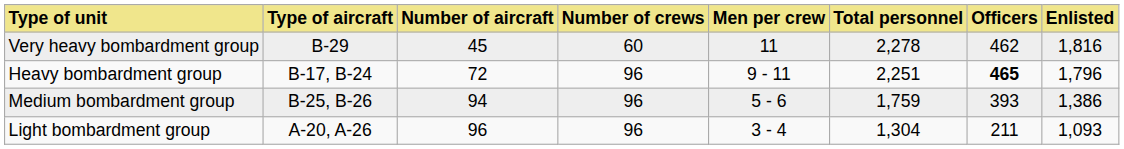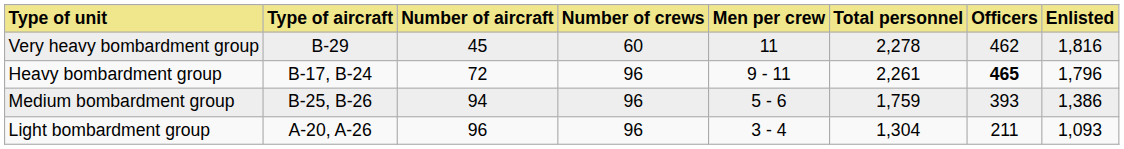(898, 74) 2,251 -> (898, 74) 2,261
